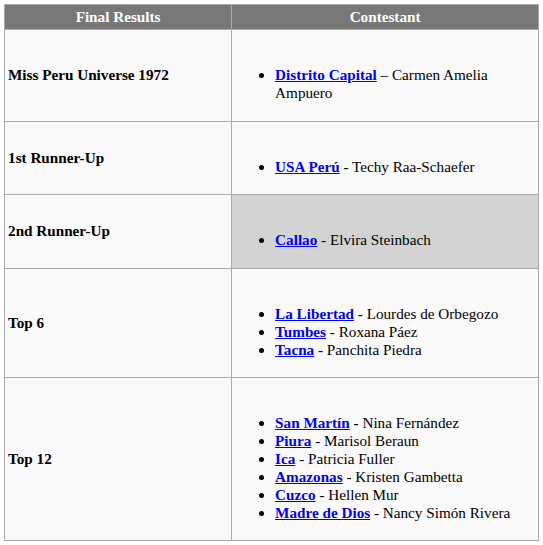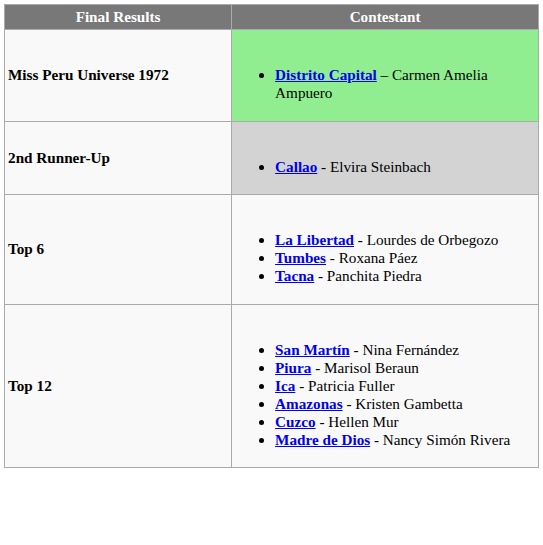(385, 84) no background -> (385, 84) lightgreen background
- row: (56, 157)
